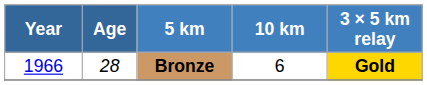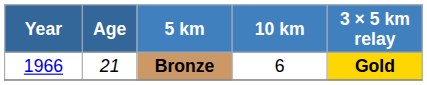(110, 66) 28 -> (110, 66) 21
